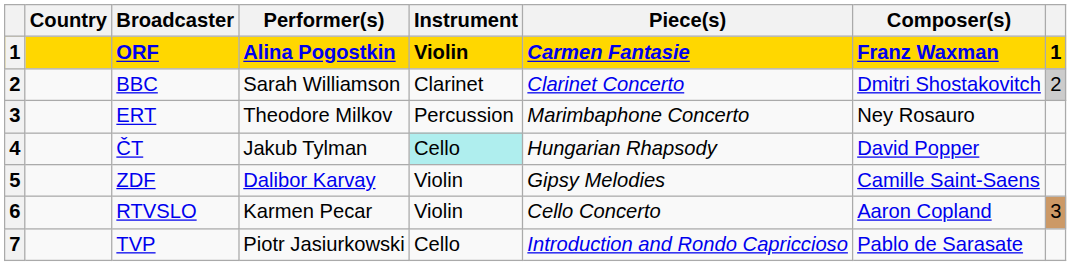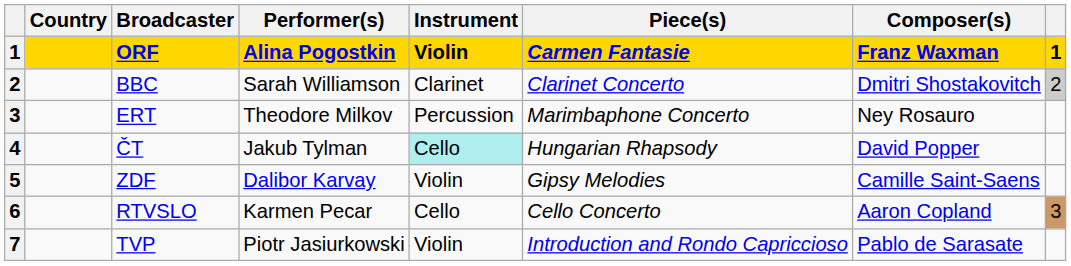(438, 212) Violin -> (437, 212) Cello
(437, 244) Cello -> (438, 244) Violin
